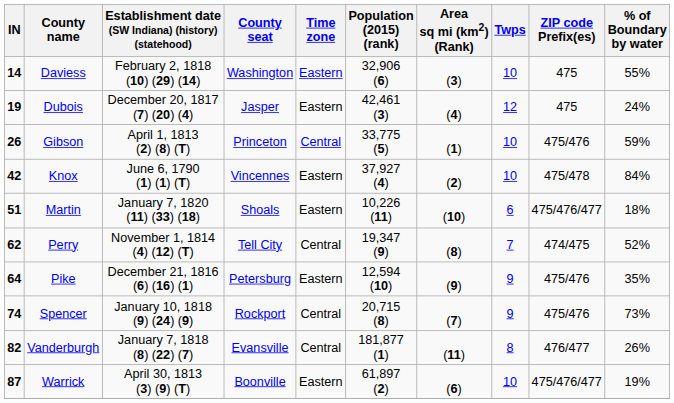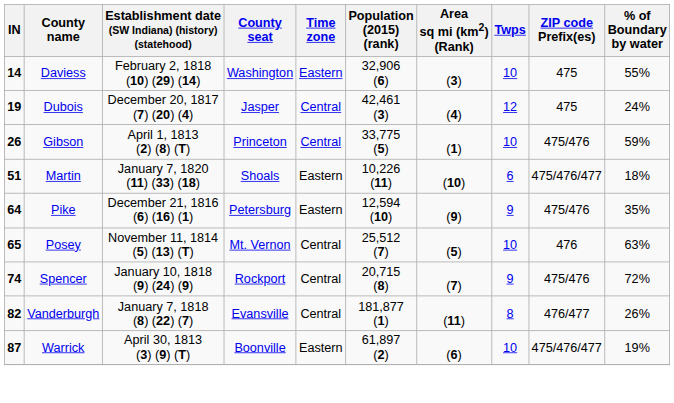(321, 107) Eastern -> (321, 107) Central
- row: (63, 176)
- row: (63, 244)
+ row: (63, 244)
(637, 313) 73% -> (637, 279) 72%
